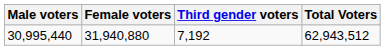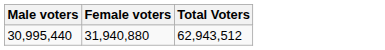- column: (238, 15)
